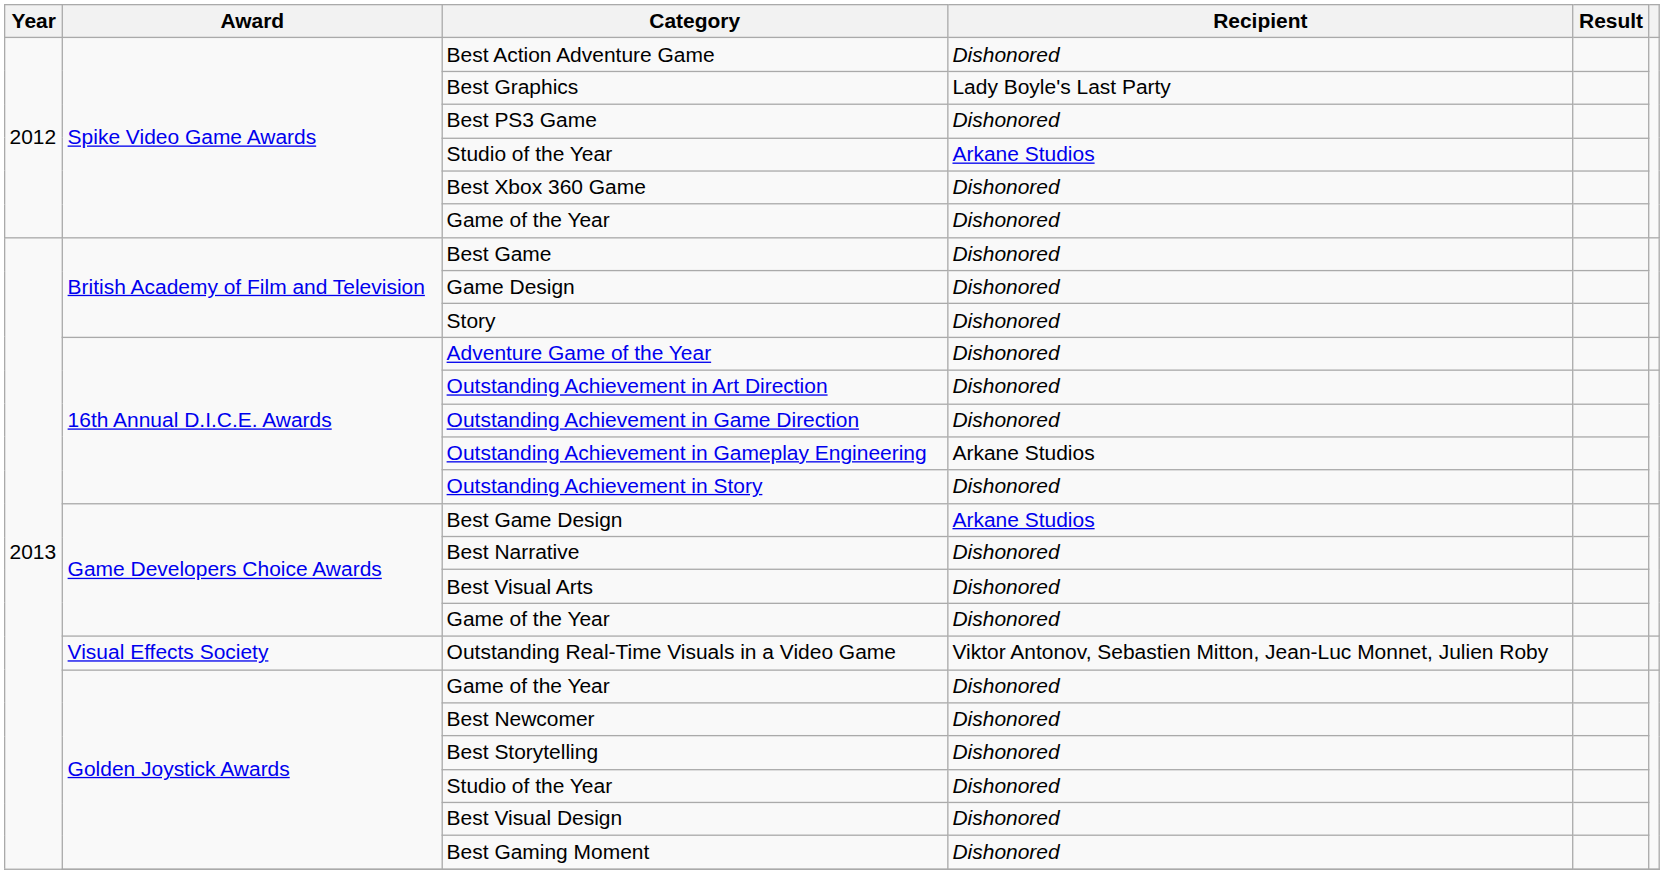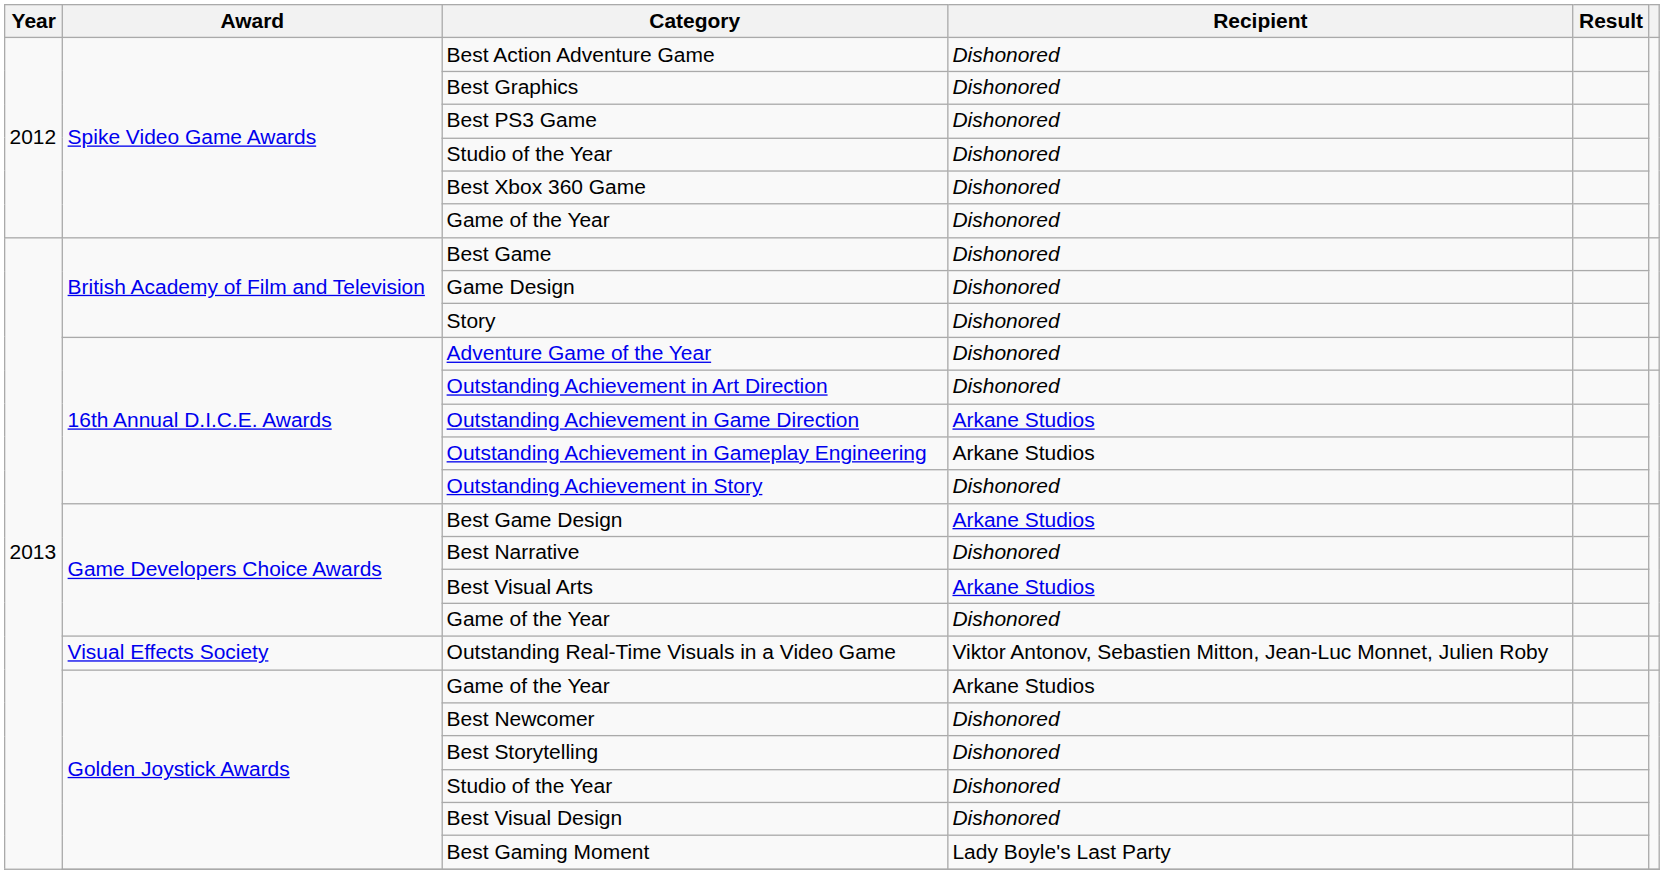(1062, 87) Lady Boyle's Last Party -> (1006, 87) Dishonored
(1024, 154) Arkane Studios -> (1006, 154) Dishonored
(1006, 420) Dishonored -> (1024, 420) Arkane Studios
(1006, 586) Dishonored -> (1024, 586) Arkane Studios
(1006, 685) Dishonored -> (1024, 685) Arkane Studios
(1006, 852) Dishonored -> (1062, 852) Lady Boyle's Last Party
